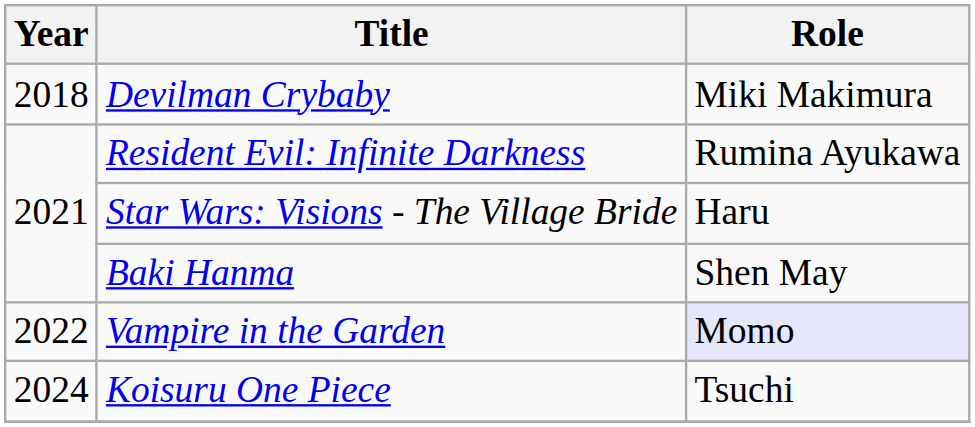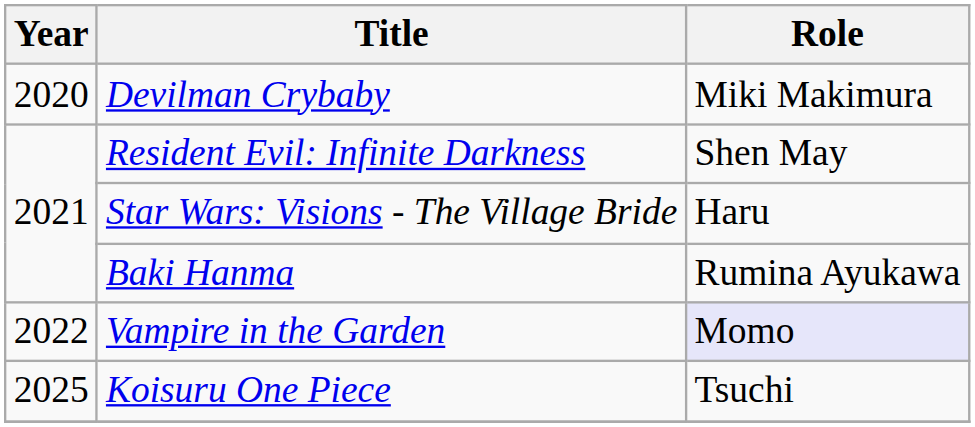(51, 93) 2018 -> (51, 93) 2020
(827, 152) Rumina Ayukawa -> (771, 152) Shen May
(771, 271) Shen May -> (827, 271) Rumina Ayukawa
(51, 390) 2024 -> (51, 390) 2025
